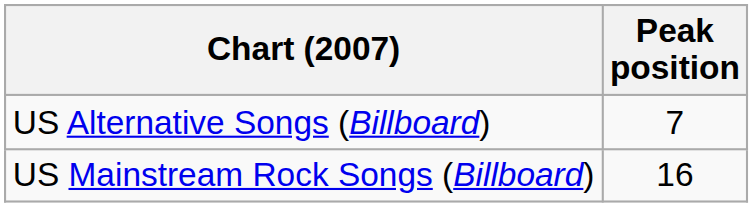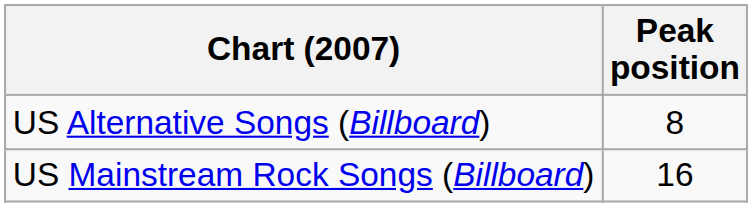(675, 121) 7 -> (675, 121) 8
